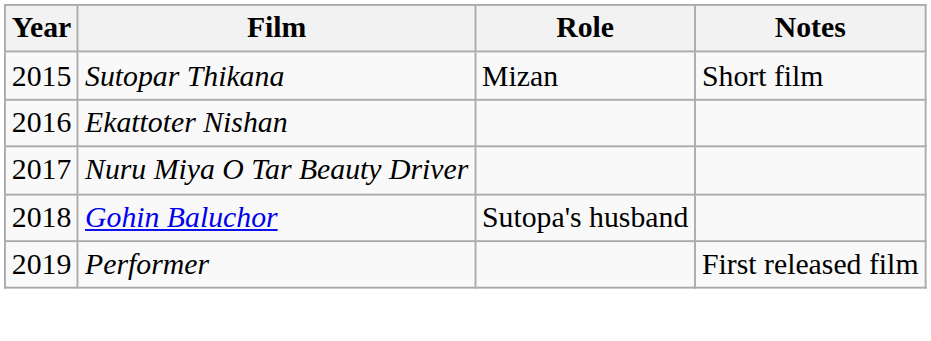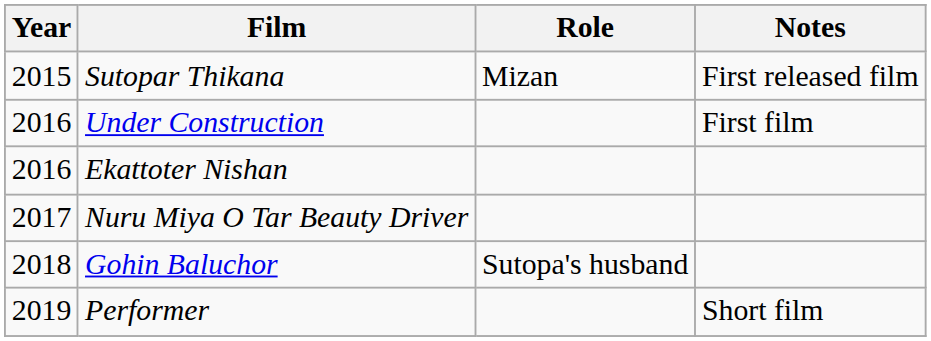(763, 75) Short film -> (810, 75) First released film
+ row: (204, 122)
(810, 264) First released film -> (763, 311) Short film
